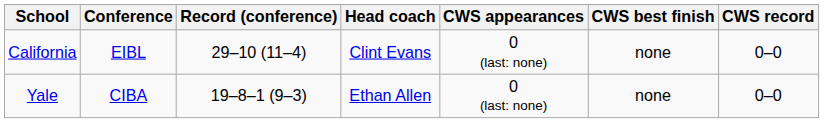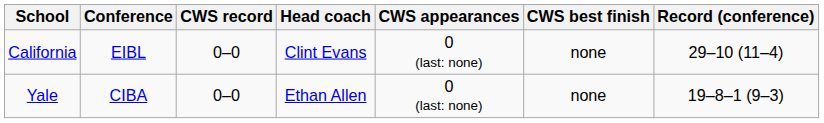columns swapped: (259, 17) <-> (768, 17)
